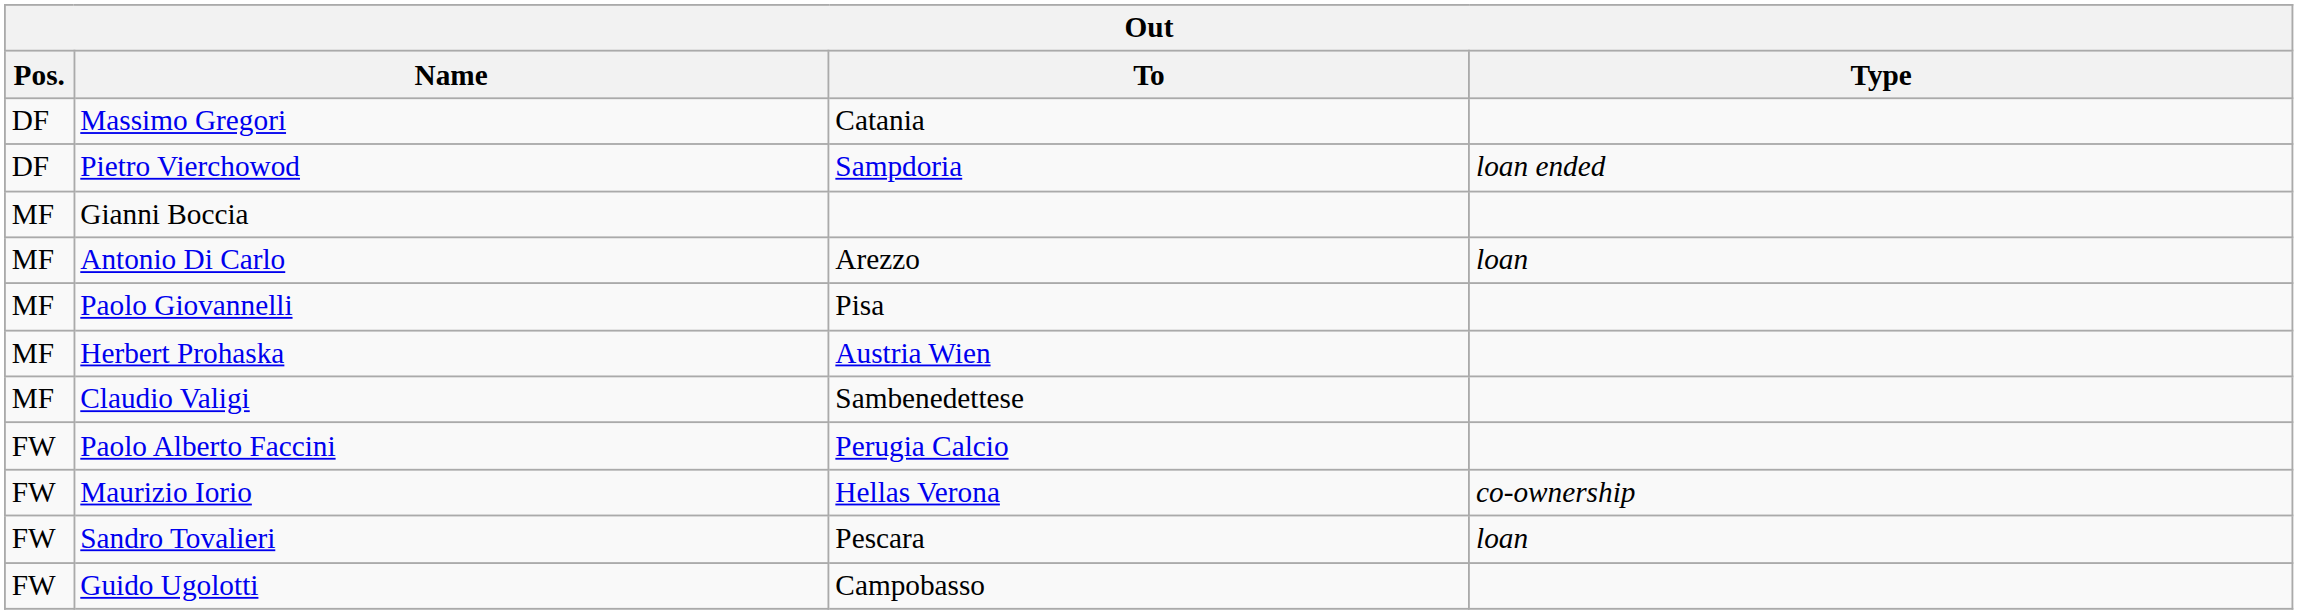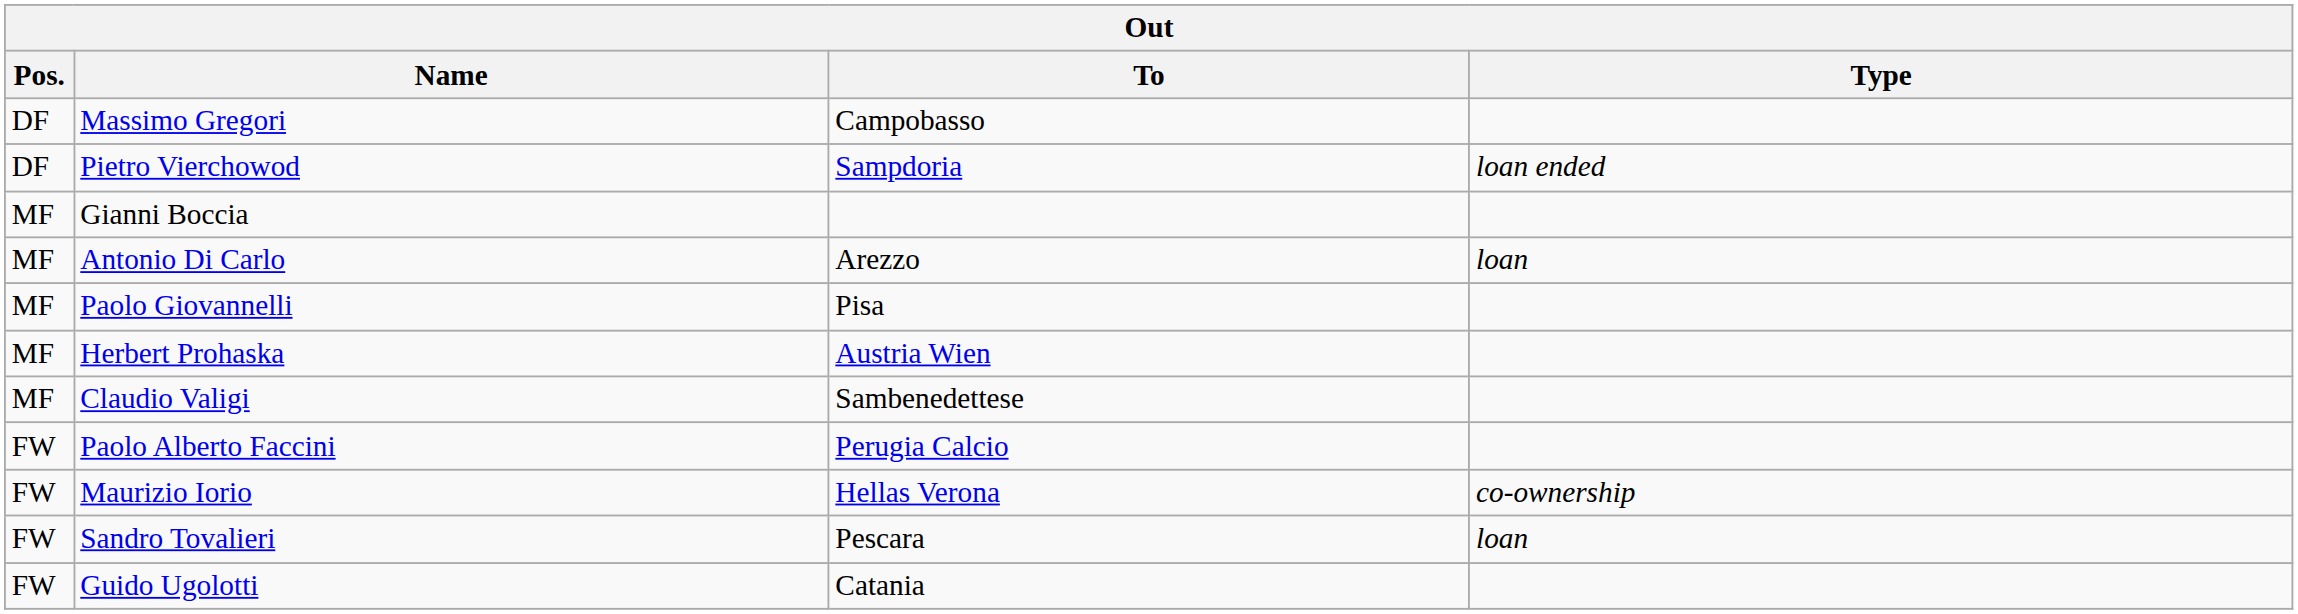(880, 120) Catania -> (910, 120) Campobasso
(910, 584) Campobasso -> (880, 584) Catania
